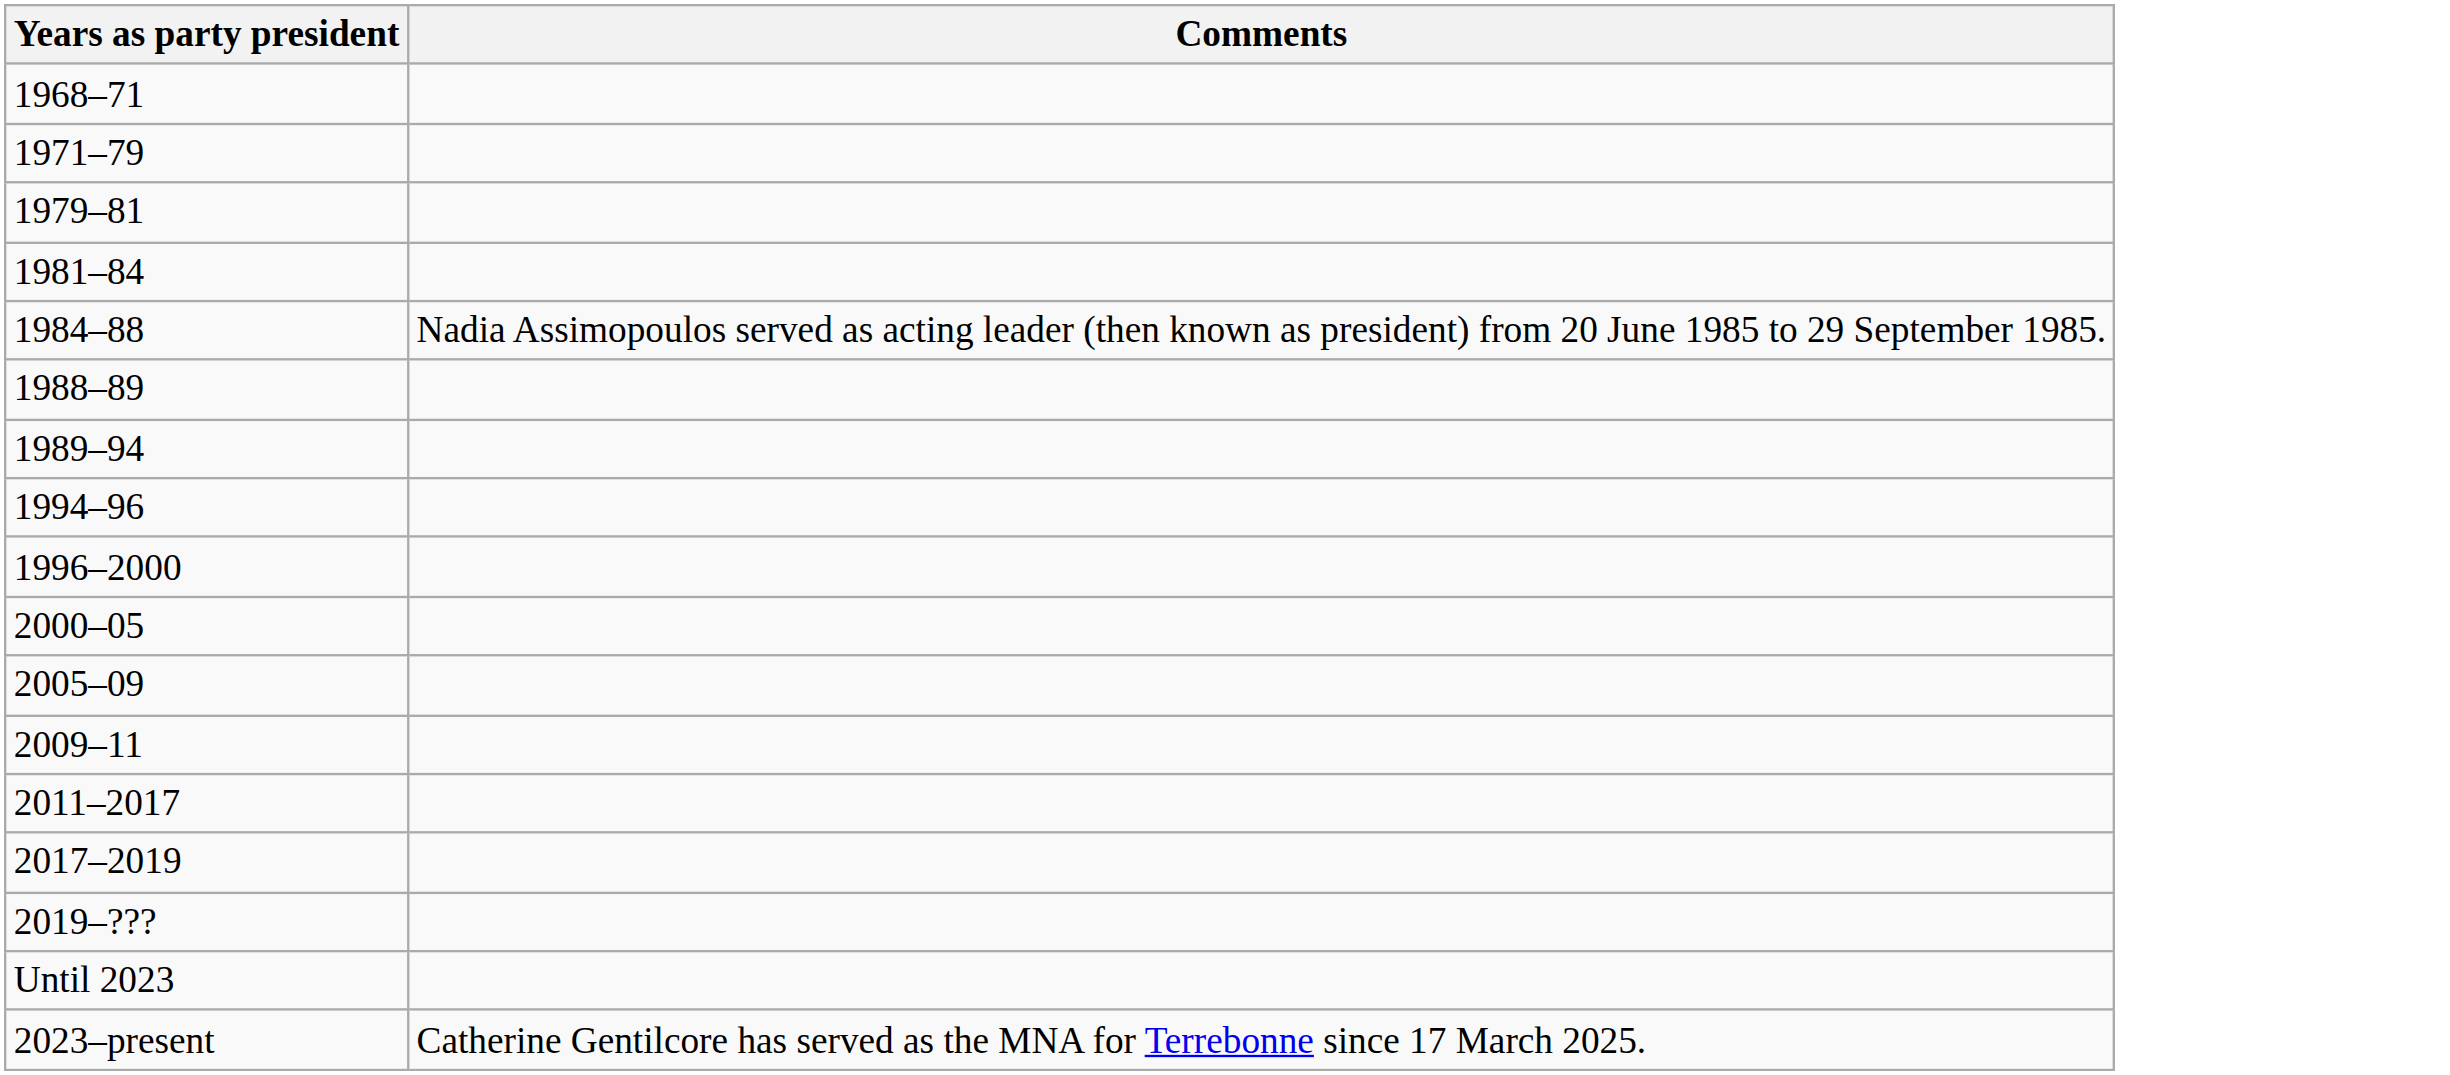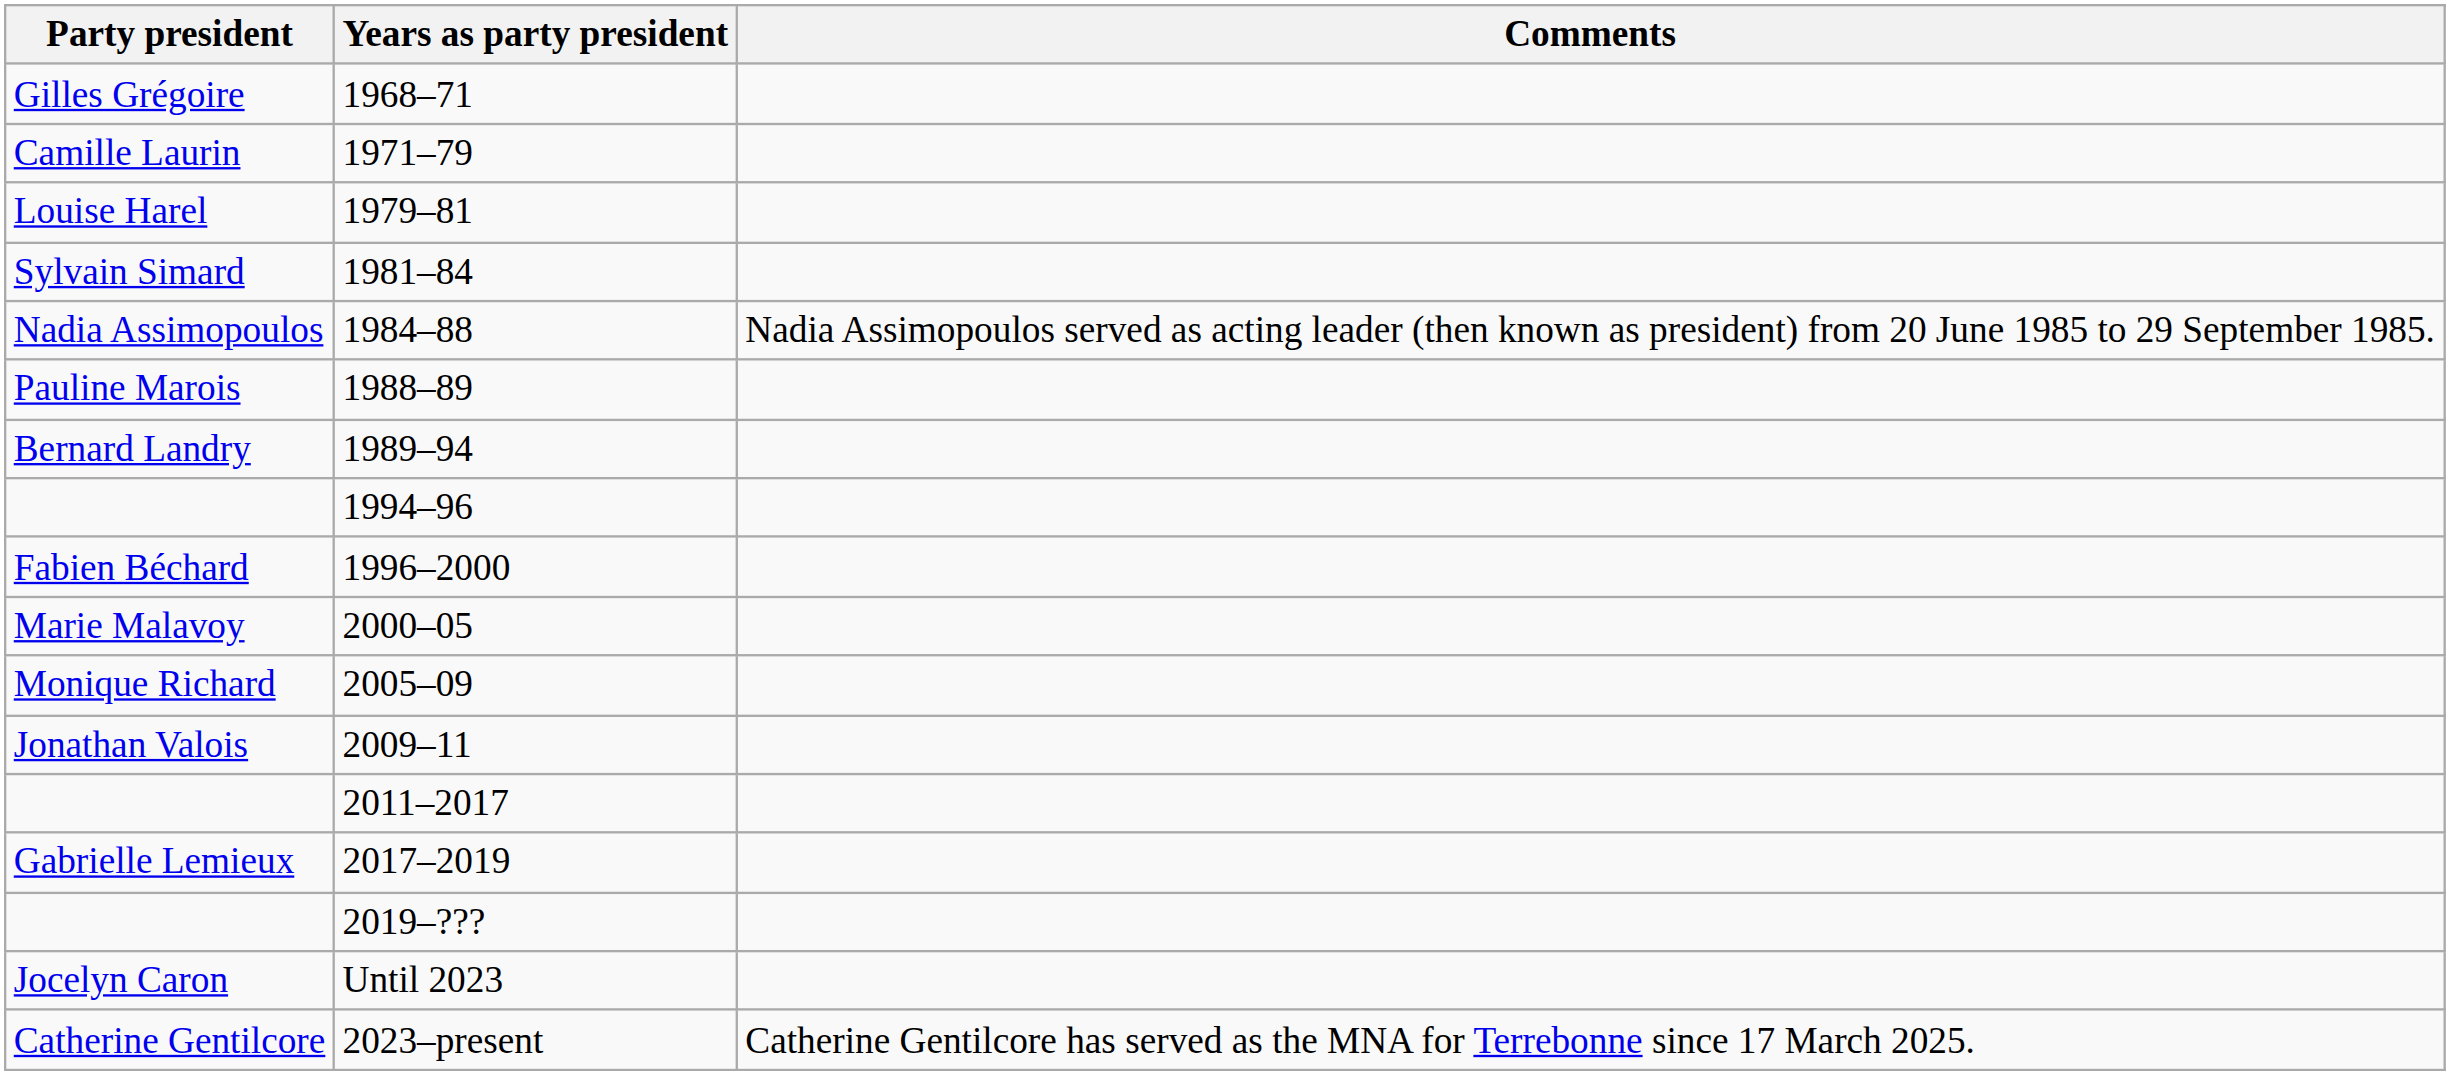+ column: (170, 34)
